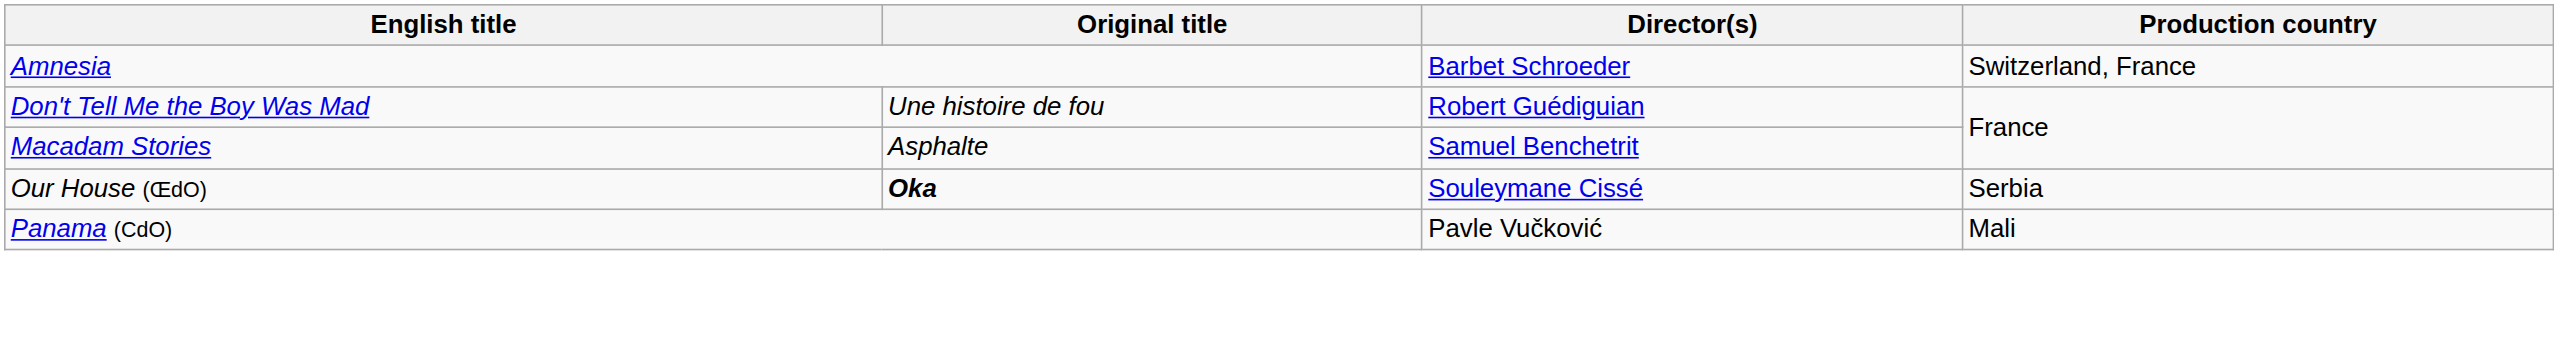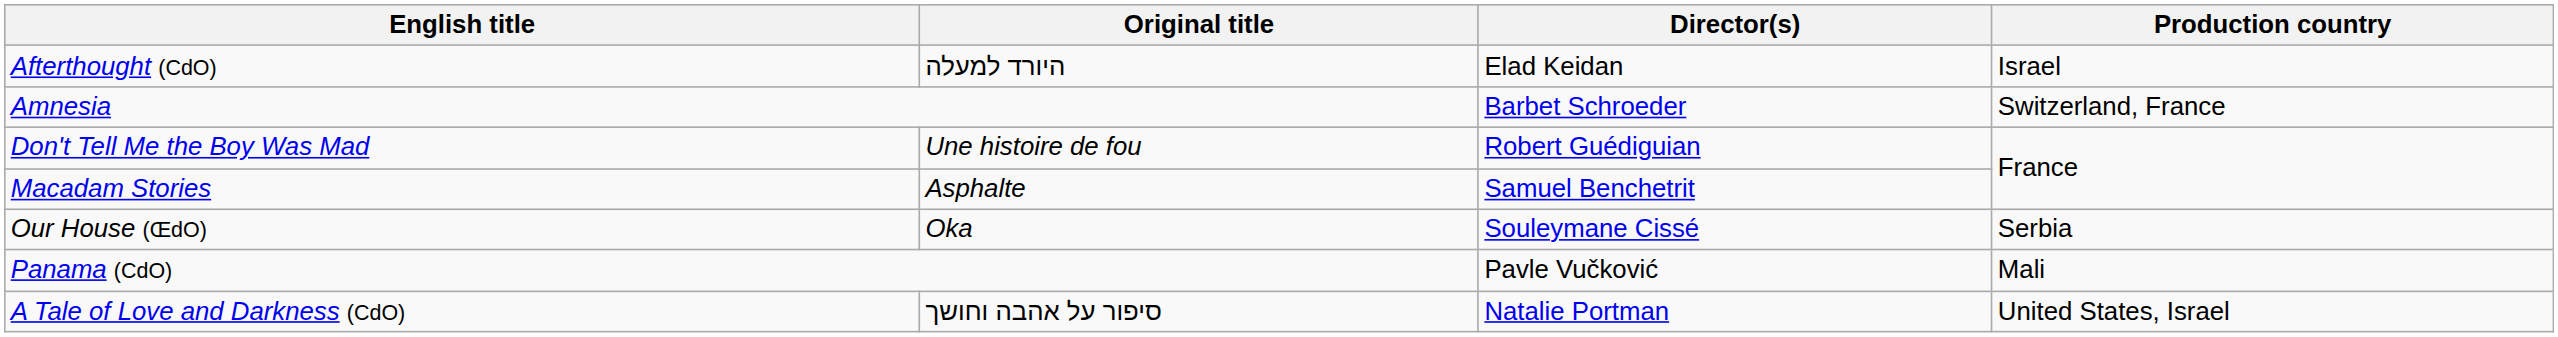+ row: (114, 65)
(912, 188) bold -> (949, 229) normal
+ row: (208, 310)
